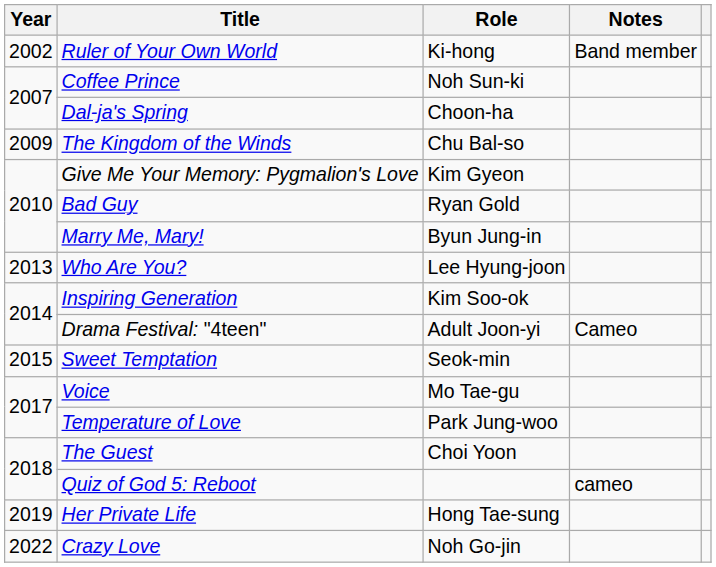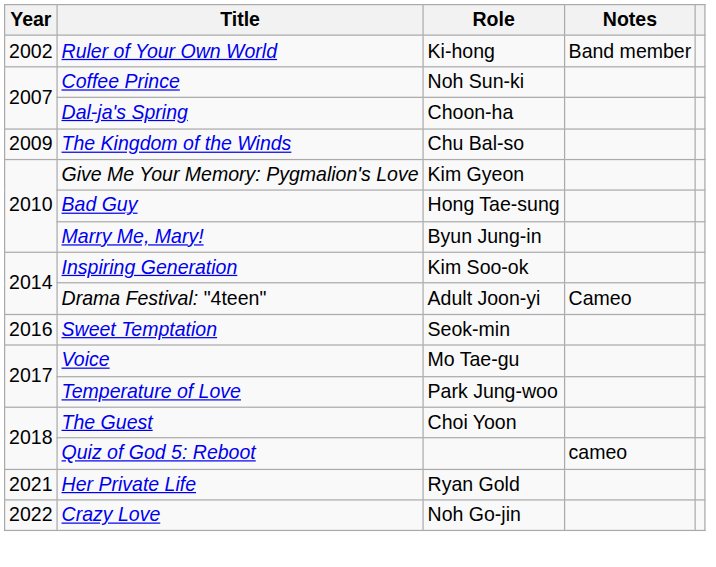(474, 205) Ryan Gold -> (494, 205) Hong Tae-sung
- row: (124, 267)
(31, 360) 2015 -> (31, 329) 2016
(31, 515) 2019 -> (31, 484) 2021
(494, 515) Hong Tae-sung -> (474, 484) Ryan Gold
